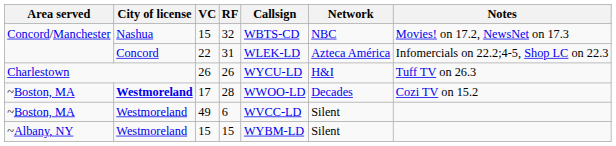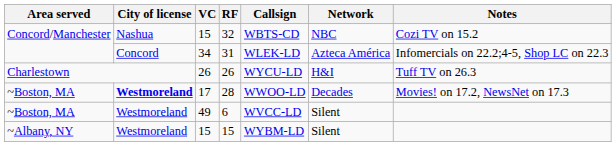(482, 33) Movies! on 17.2, NewsNet on 17.3 -> (437, 33) Cozi TV on 15.2
(205, 53) 22 -> (205, 53) 34
(437, 92) Cozi TV on 15.2 -> (482, 92) Movies! on 17.2, NewsNet on 17.3
